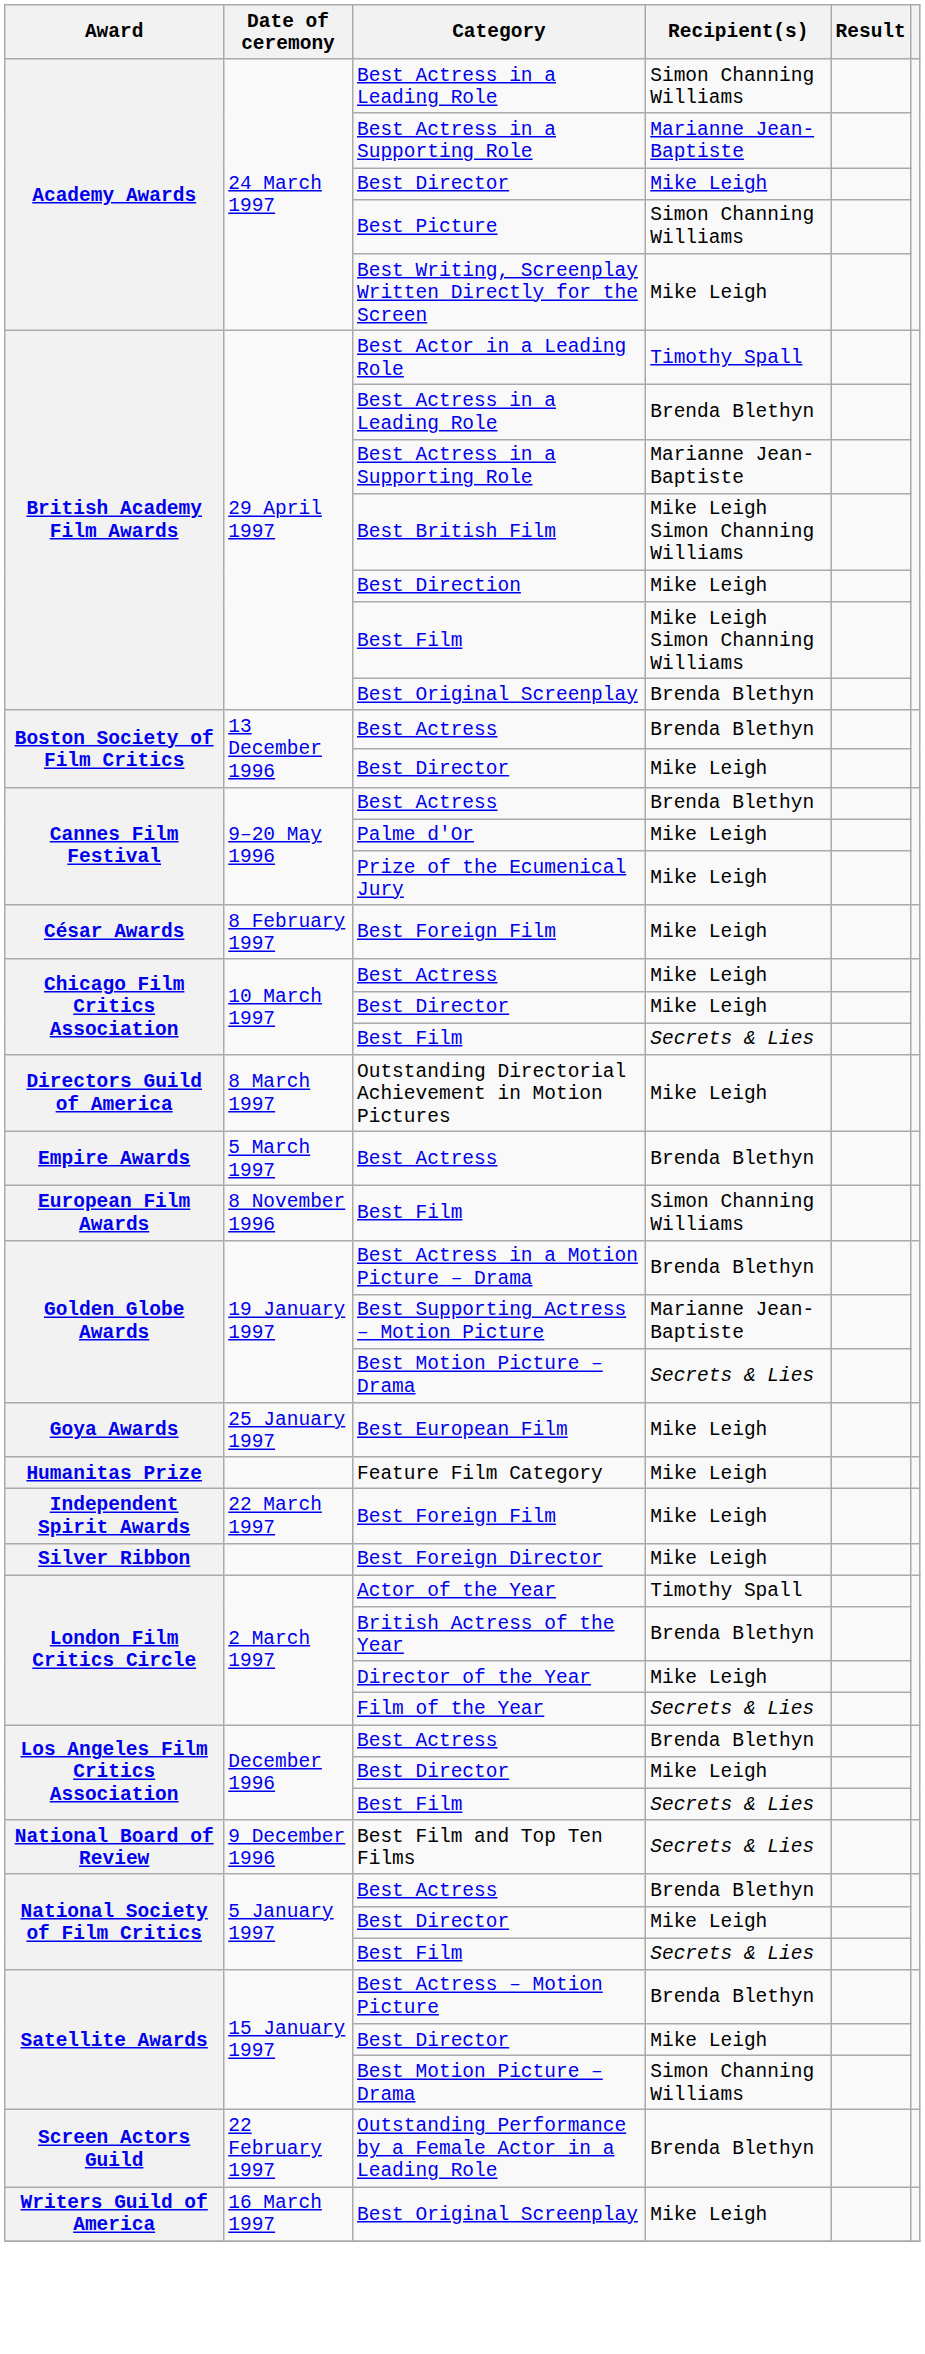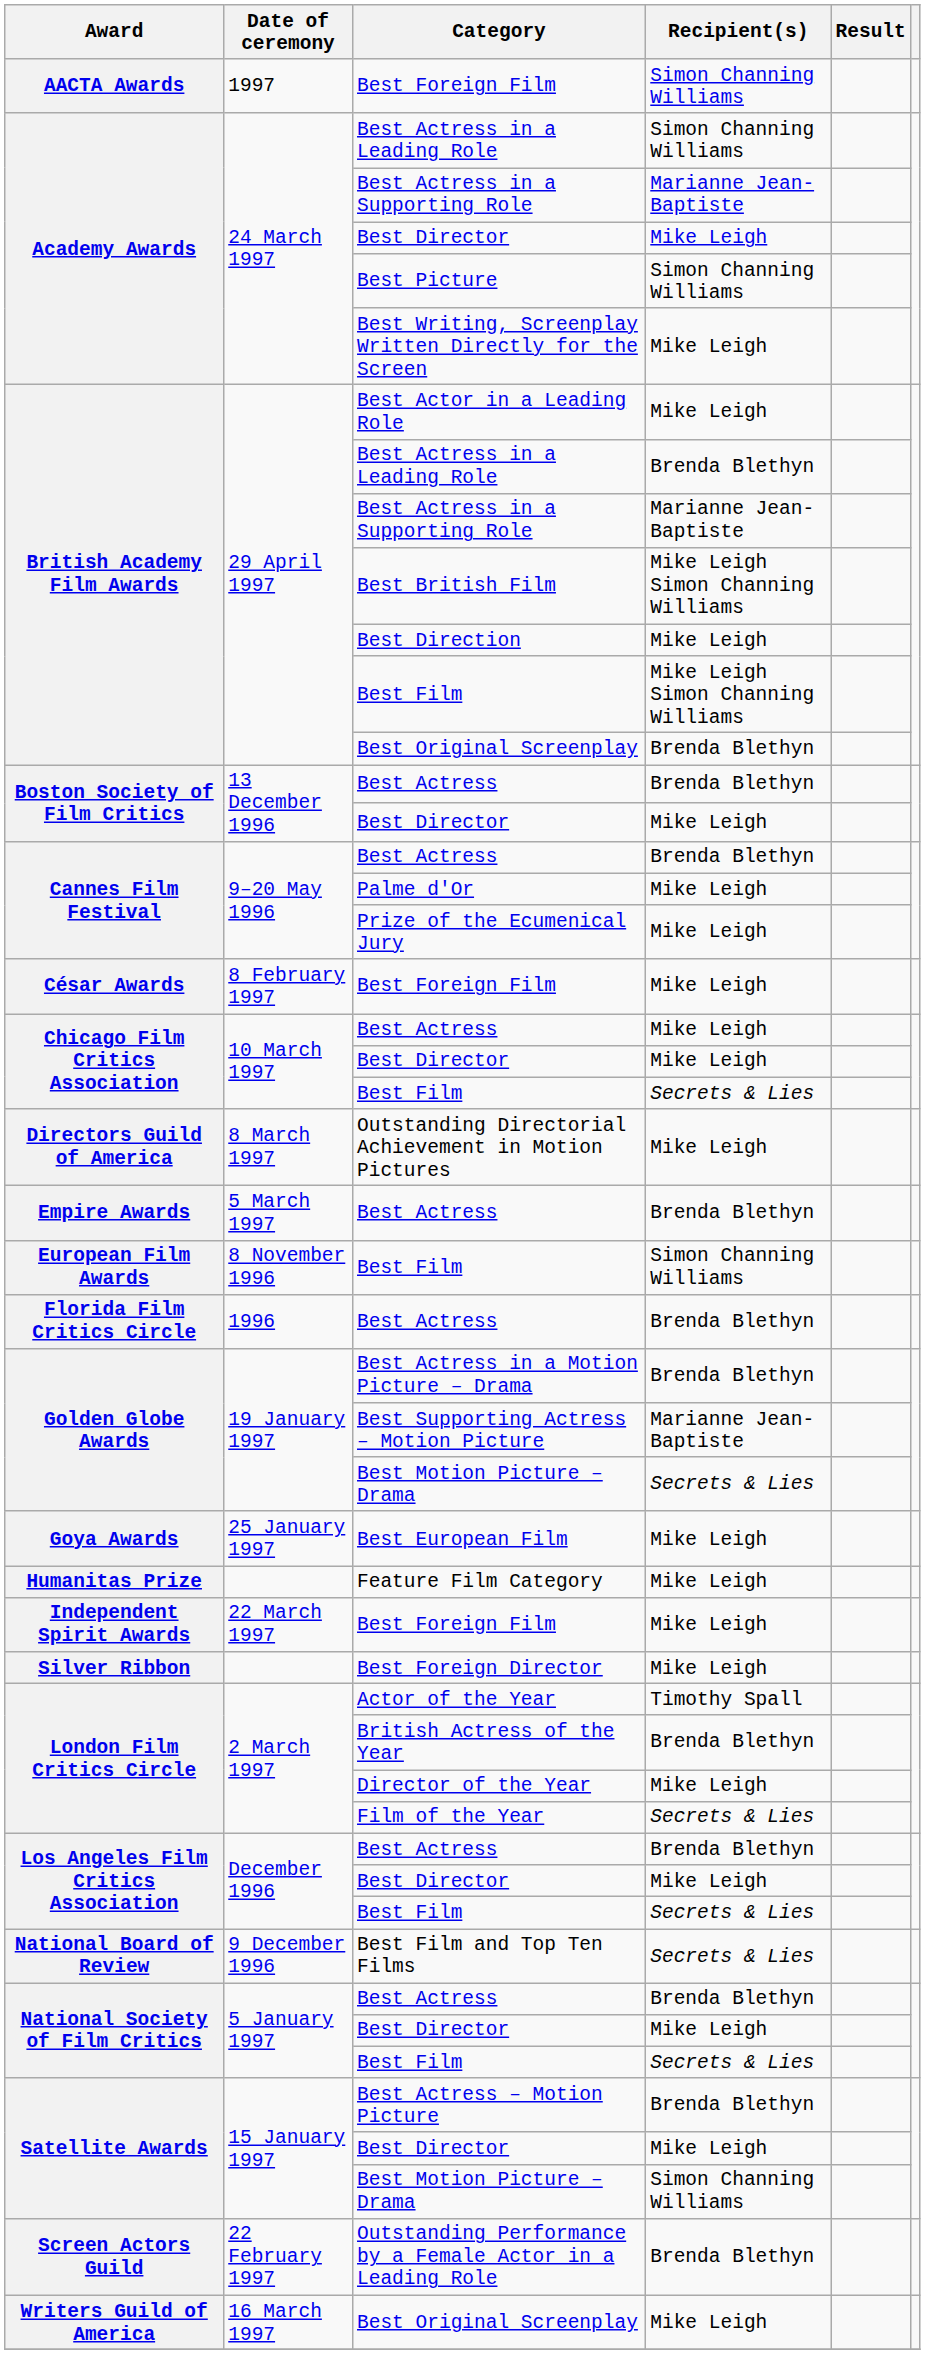+ row: (114, 86)
(726, 358) Timothy Spall -> (709, 412) Mike Leigh
+ row: (114, 1321)
